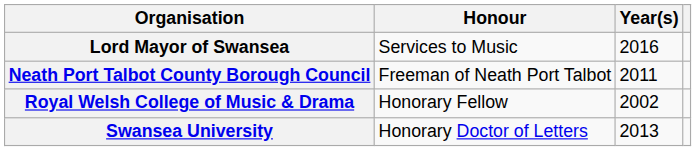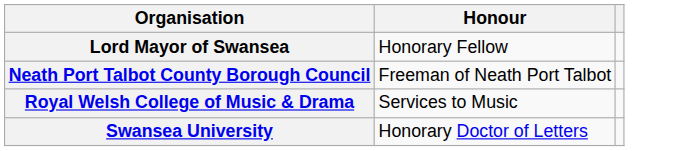- column: (649, 18)
(448, 46) Services to Music -> (443, 46) Honorary Fellow
(443, 103) Honorary Fellow -> (448, 103) Services to Music
